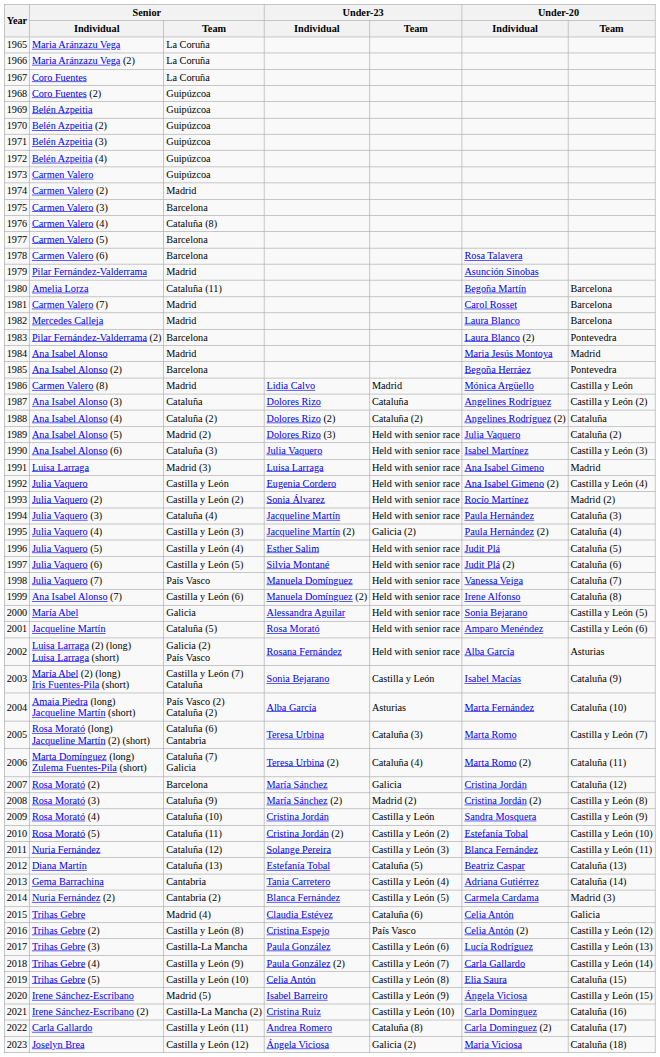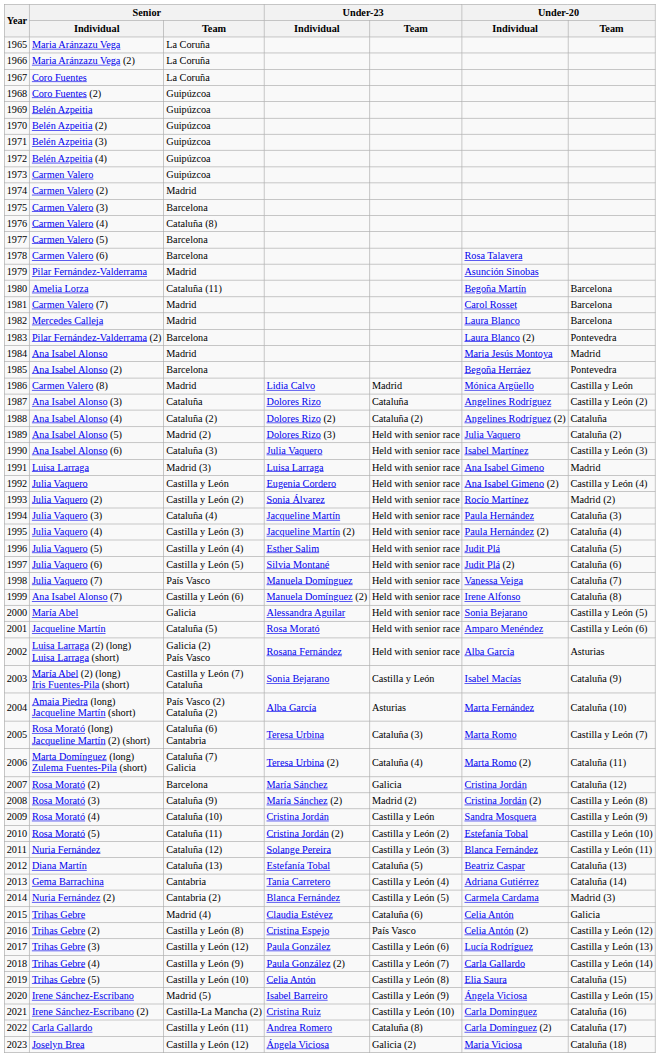(394, 532) Galicia (2) -> (416, 532) Held with senior race
(207, 947) Castilla-La Mancha -> (207, 947) Castilla y León (12)
